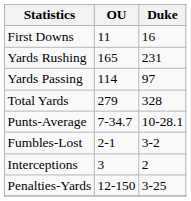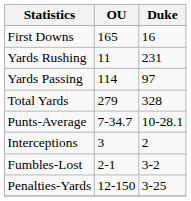(104, 36) 11 -> (108, 36) 165
(108, 57) 165 -> (104, 57) 11
rows swapped: (45, 143) <-> (43, 164)
